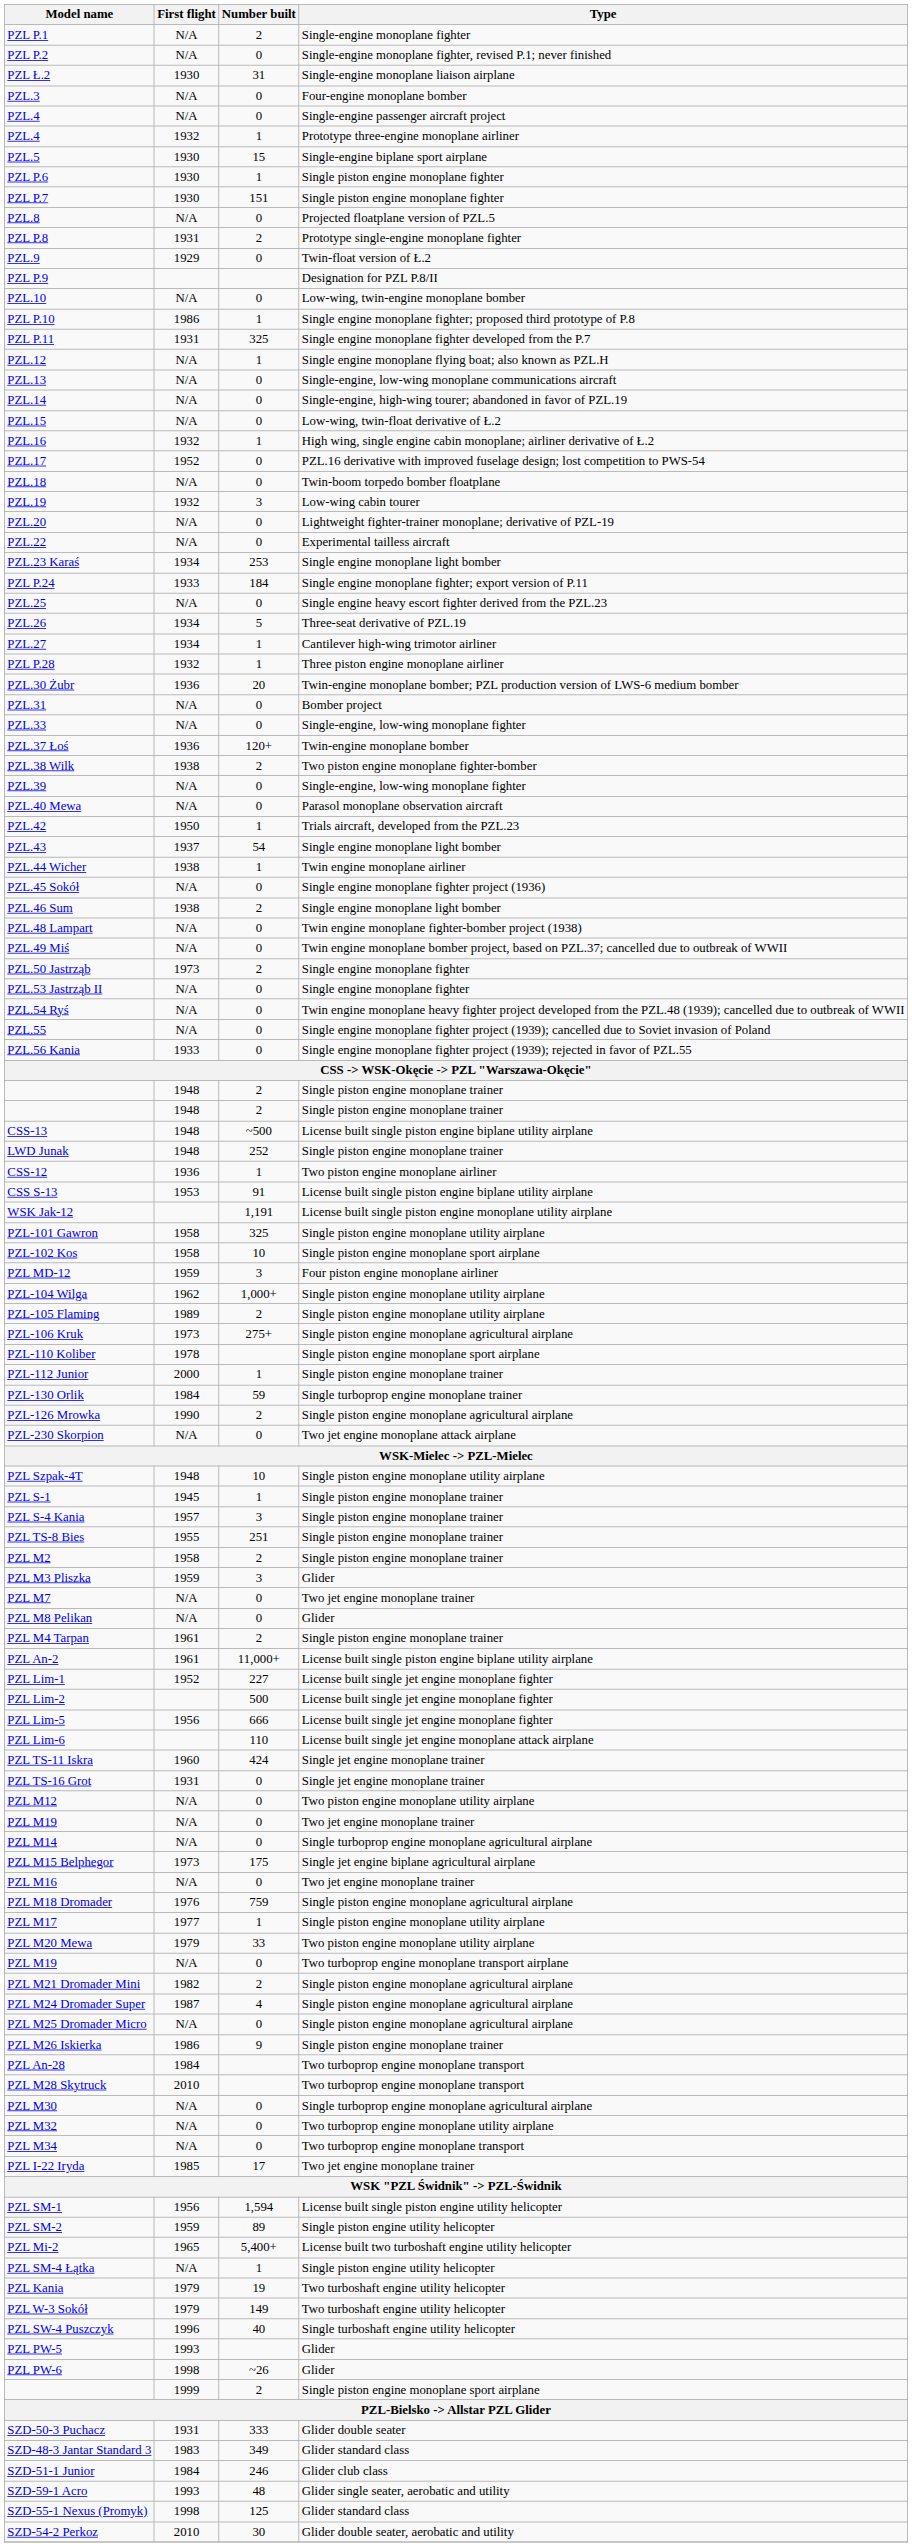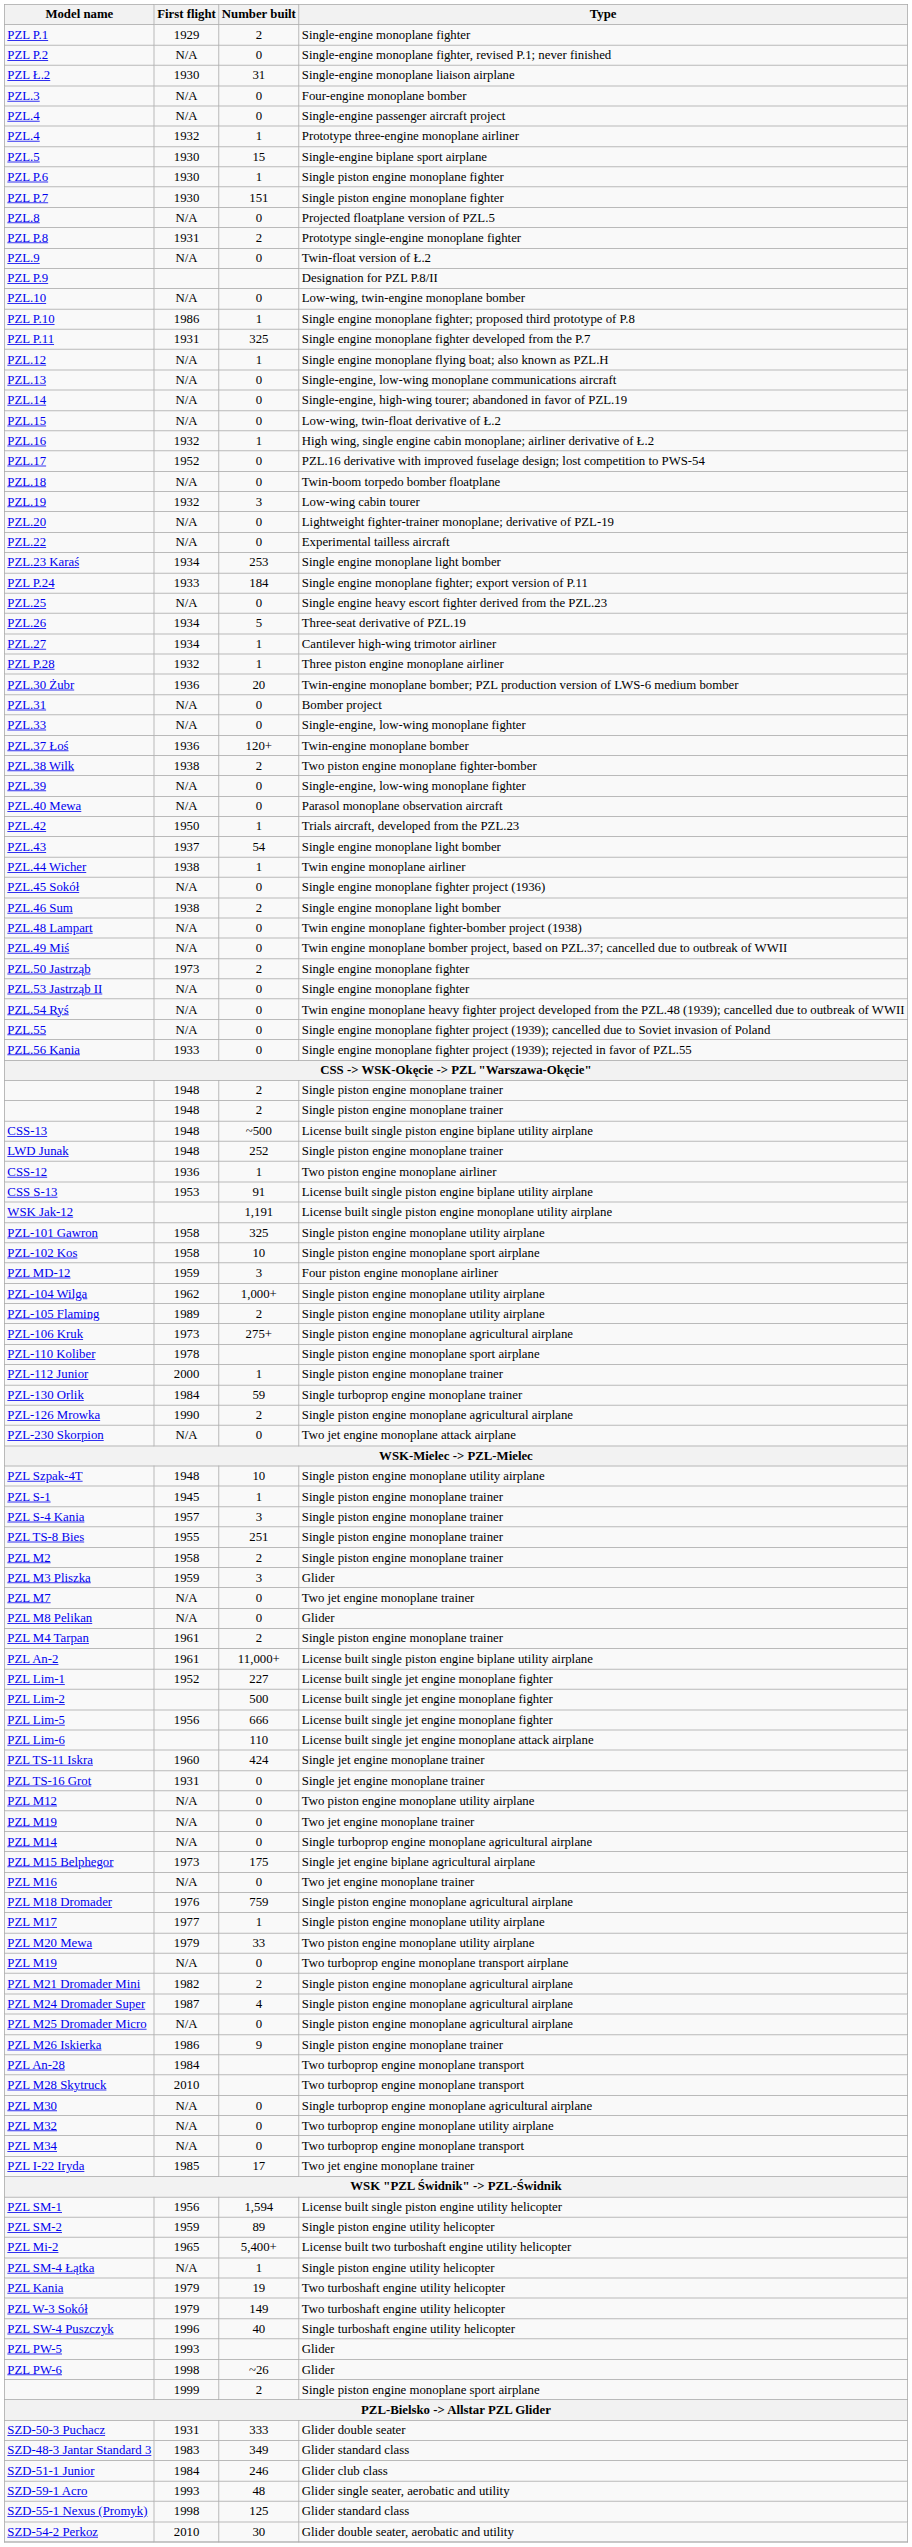(187, 34) N/A -> (187, 34) 1929
(187, 258) 1929 -> (187, 258) N/A
